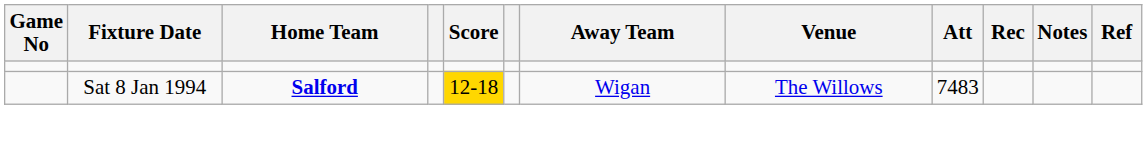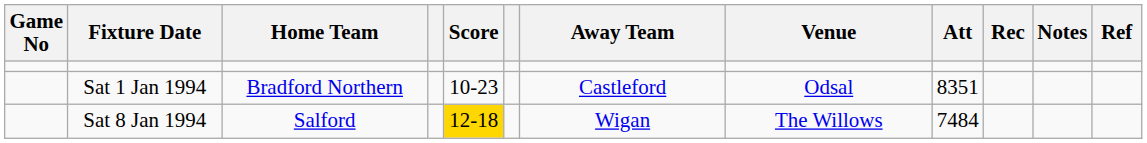+ row: (145, 87)
(325, 87) bold -> (325, 120) normal
(958, 87) 7483 -> (958, 120) 7484
